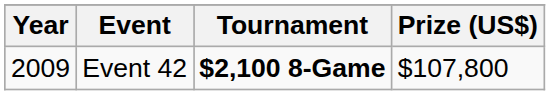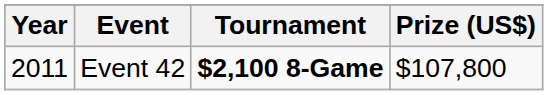(40, 67) 2009 -> (40, 67) 2011
